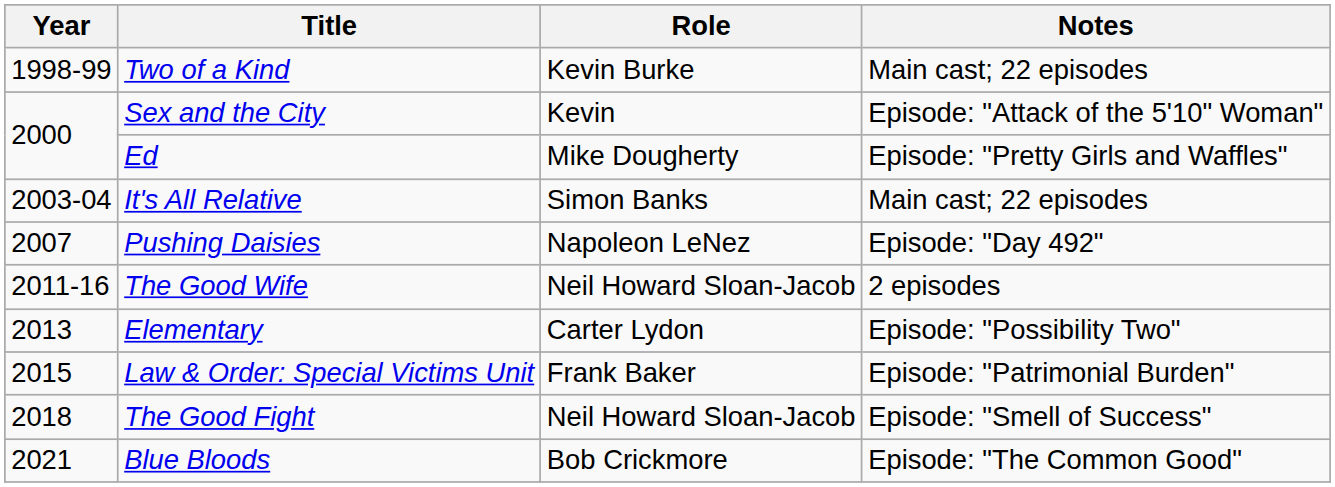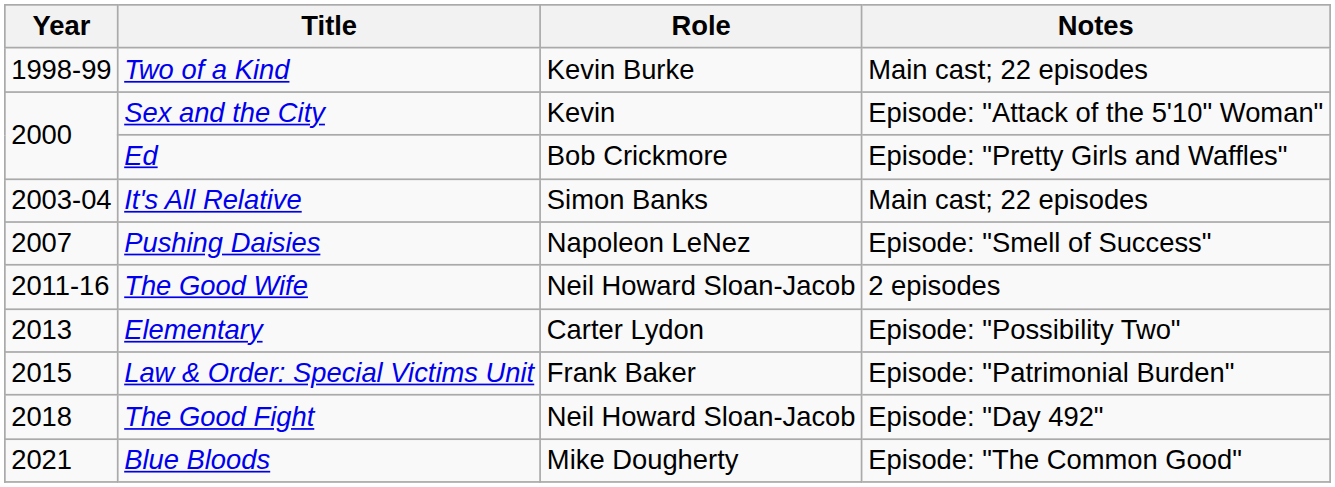(643, 156) Mike Dougherty -> (637, 156) Bob Crickmore
(986, 243) Episode: "Day 492" -> (1040, 243) Episode: "Smell of Success"
(1040, 416) Episode: "Smell of Success" -> (986, 416) Episode: "Day 492"
(637, 460) Bob Crickmore -> (643, 460) Mike Dougherty
